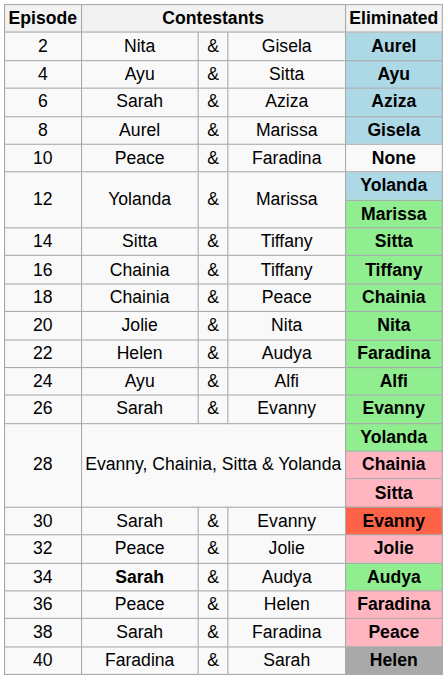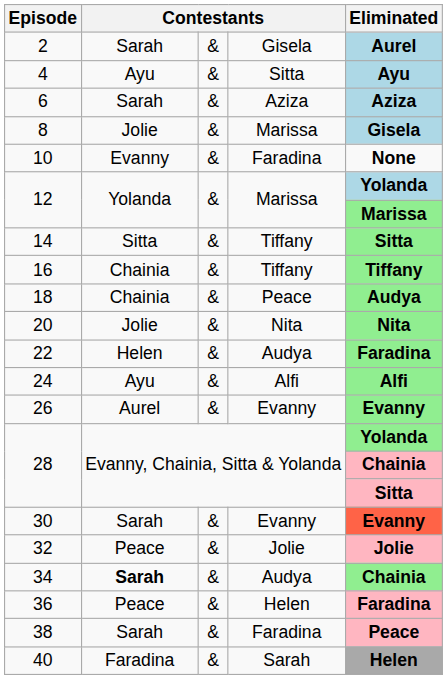(140, 46) Nita -> (140, 46) Sarah
(140, 130) Aurel -> (140, 130) Jolie
(140, 158) Peace -> (140, 158) Evanny
(394, 297) Chainia -> (394, 297) Audya
(140, 409) Sarah -> (140, 409) Aurel
(394, 576) Audya -> (394, 576) Chainia
